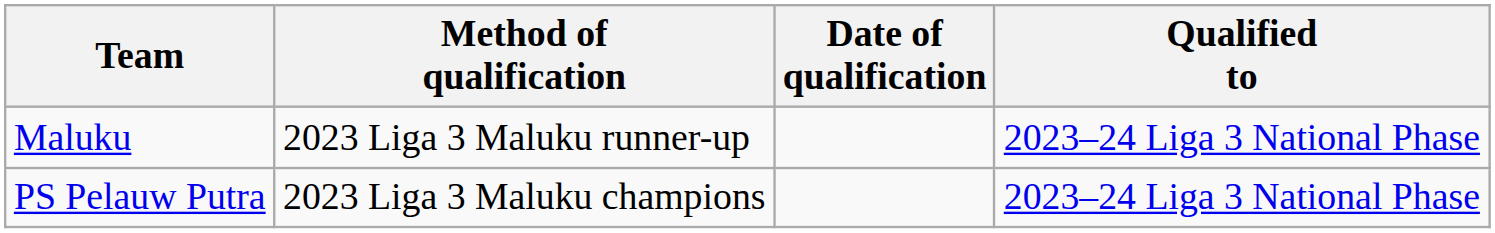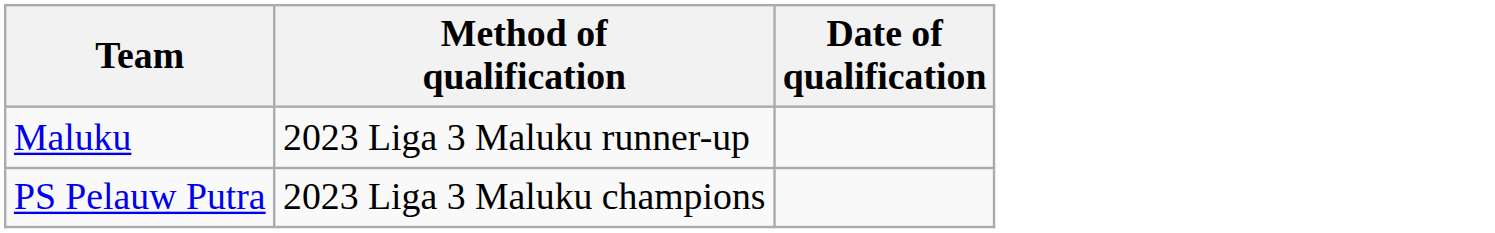- column: (1242, 55)
